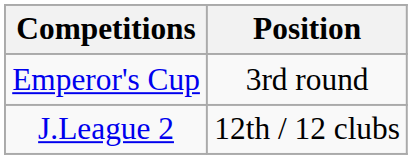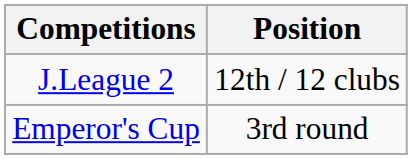rows swapped: (106, 128) <-> (106, 79)
